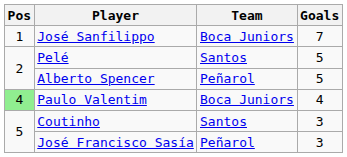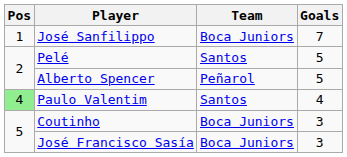(247, 100) Boca Juniors -> (223, 100) Santos
(223, 121) Santos -> (247, 121) Boca Juniors
(227, 142) Peñarol -> (247, 142) Boca Juniors
